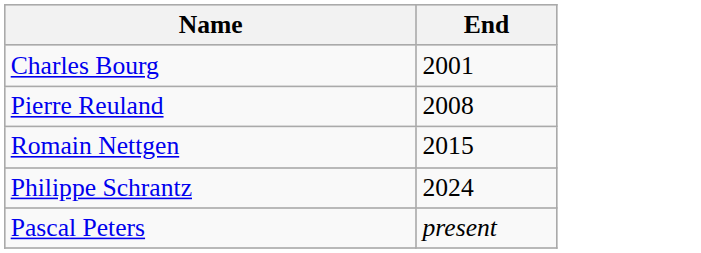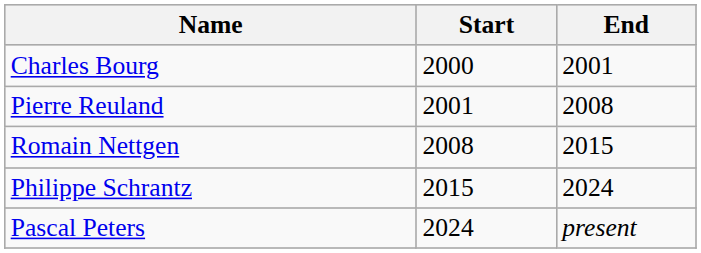+ column: (486, 24)
